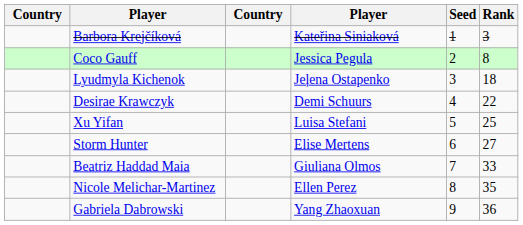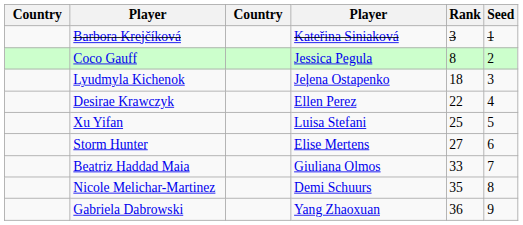columns swapped: (498, 15) <-> (463, 15)
(333, 101) Demi Schuurs -> (325, 101) Ellen Perez
(325, 187) Ellen Perez -> (333, 187) Demi Schuurs
